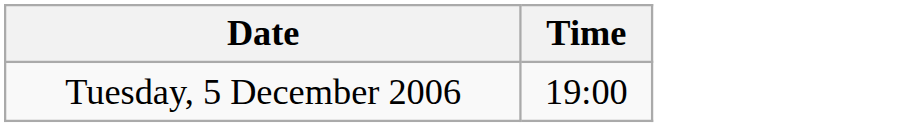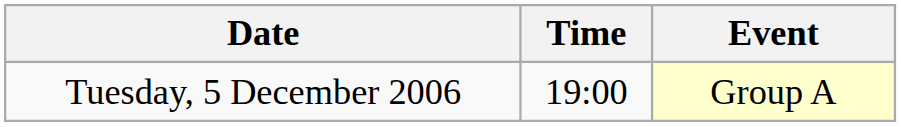+ column: (773, 33)
